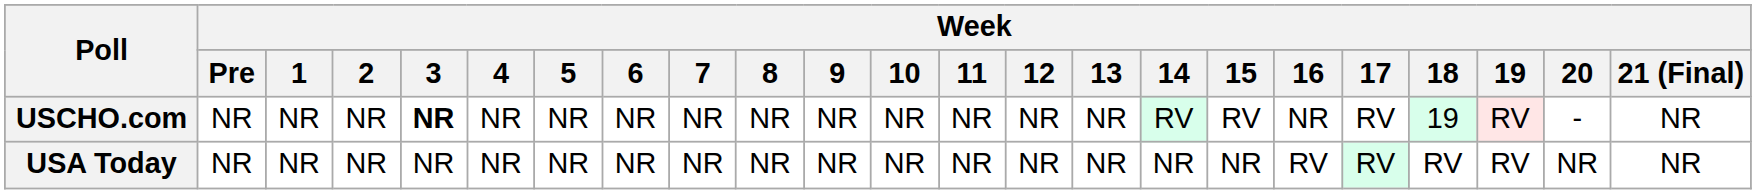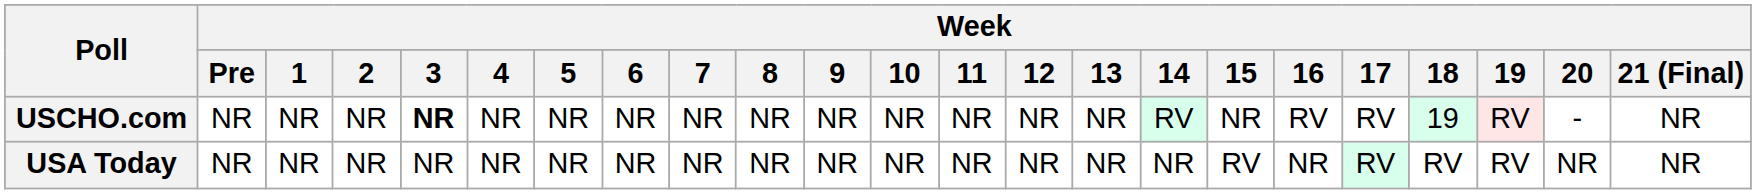(1241, 118) RV -> (1241, 118) NR
(1308, 118) NR -> (1308, 118) RV
(1241, 164) NR -> (1241, 164) RV
(1308, 164) RV -> (1308, 164) NR
